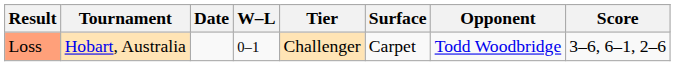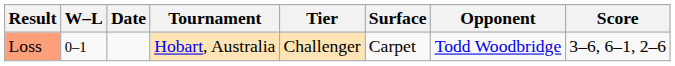columns swapped: (256, 18) <-> (125, 18)
